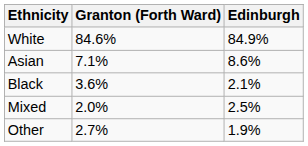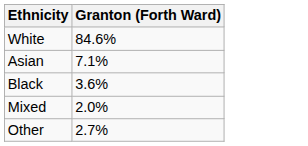- column: (264, 15)
